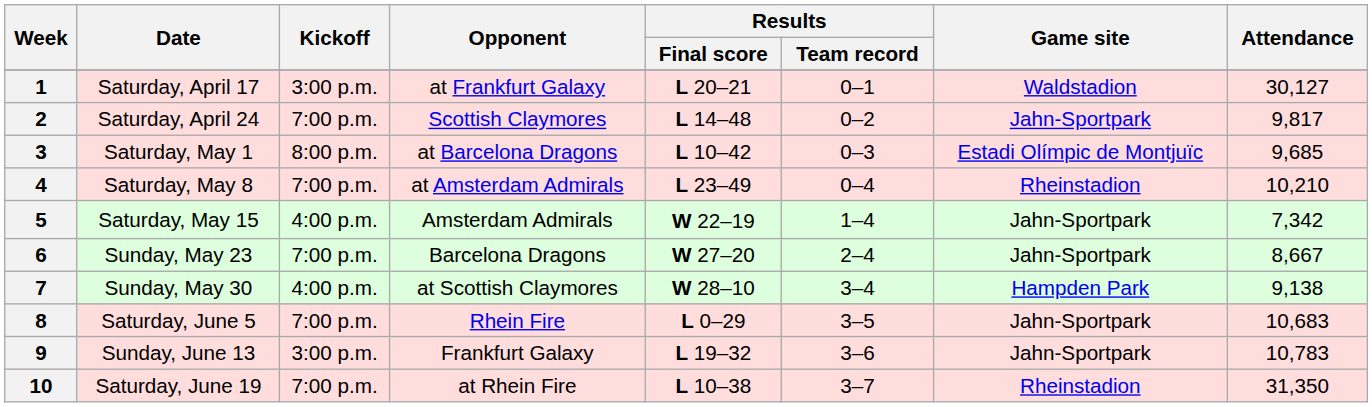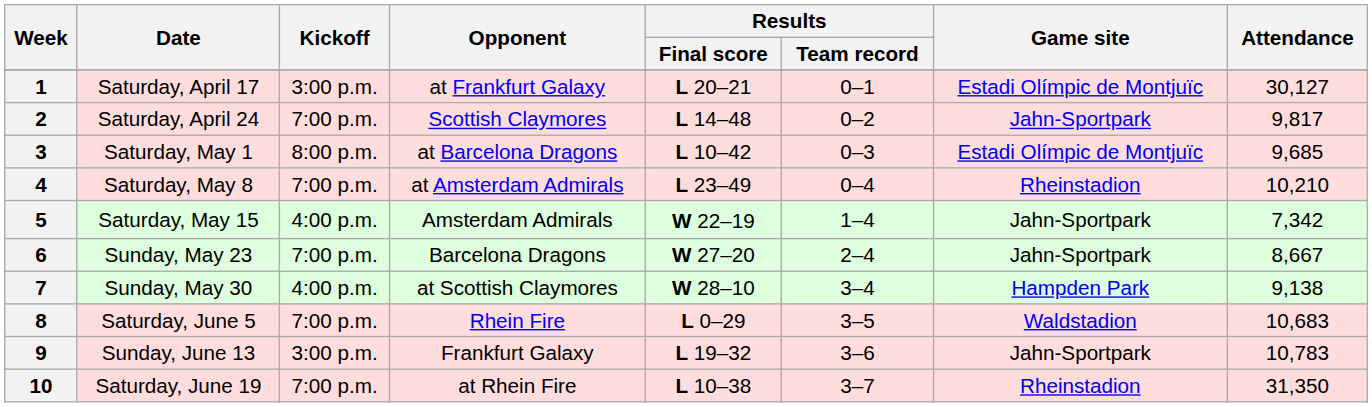(1080, 87) Waldstadion -> (1080, 87) Estadi Olímpic de Montjuïc
(1080, 320) Jahn-Sportpark -> (1080, 320) Waldstadion
